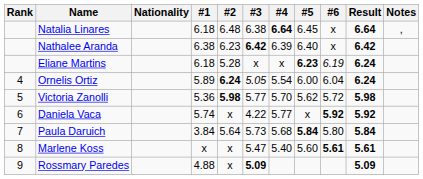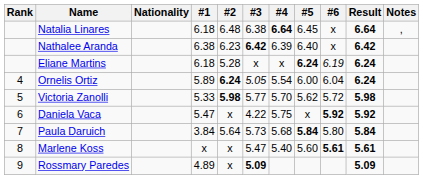(307, 64) 6.23 -> (307, 64) 6.24
(204, 98) 5.36 -> (204, 98) 5.33
(204, 115) 5.74 -> (204, 115) 5.47
(282, 115) 5.77 -> (282, 115) 5.75
(204, 166) 4.88 -> (204, 166) 4.89
